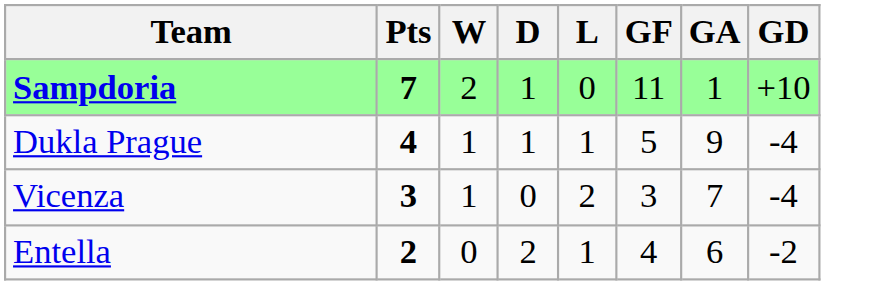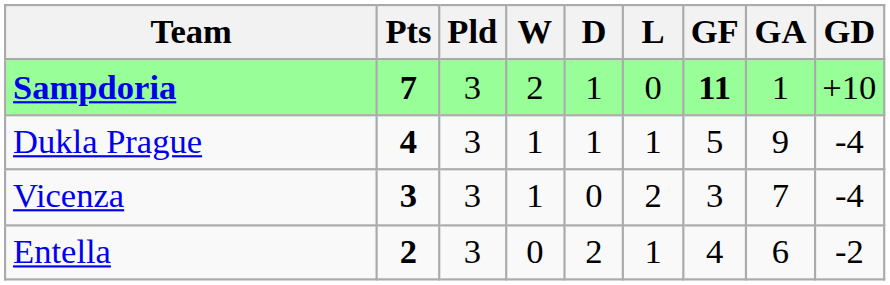+ column: (472, 31)
(649, 86) normal -> (715, 86) bold
